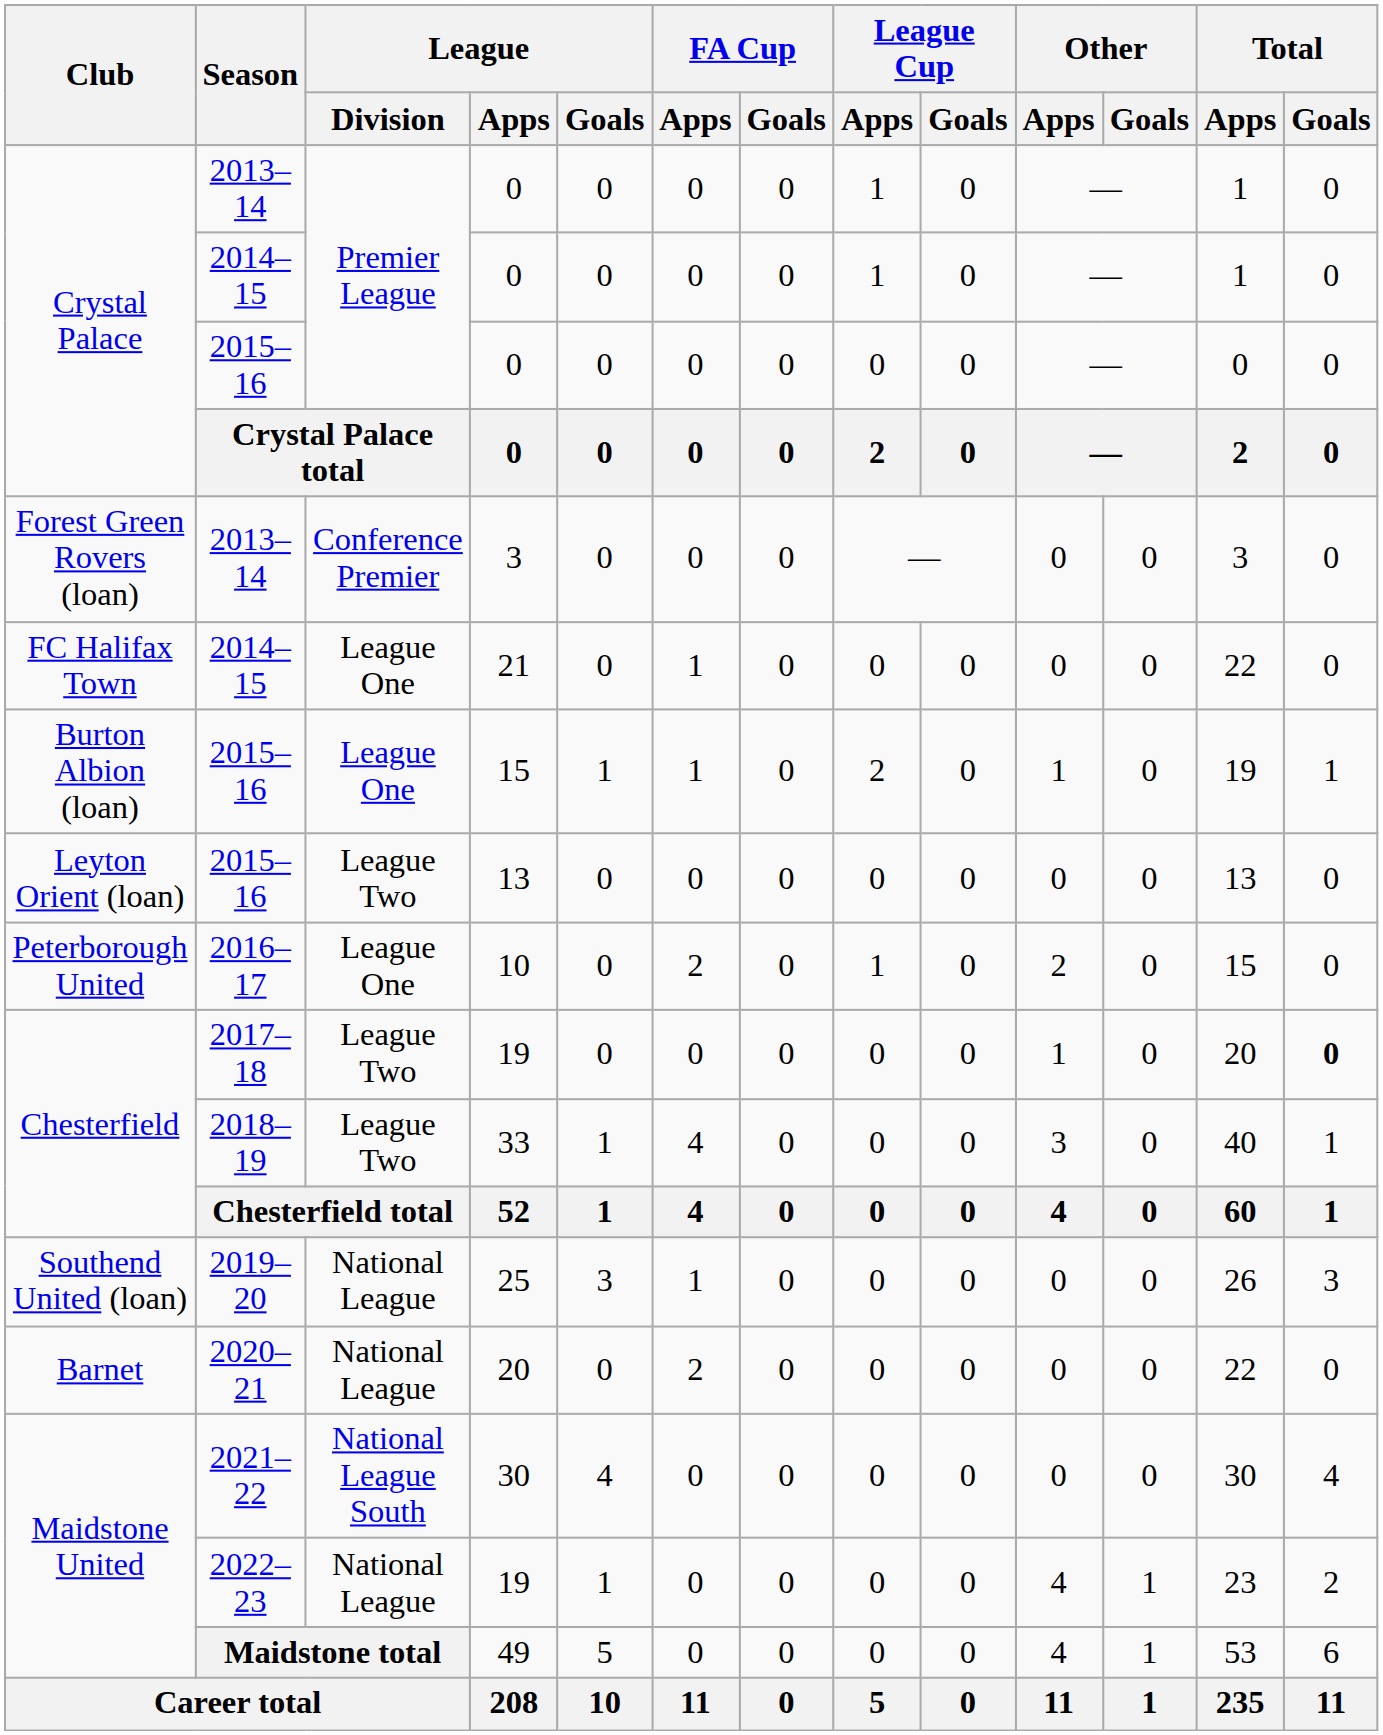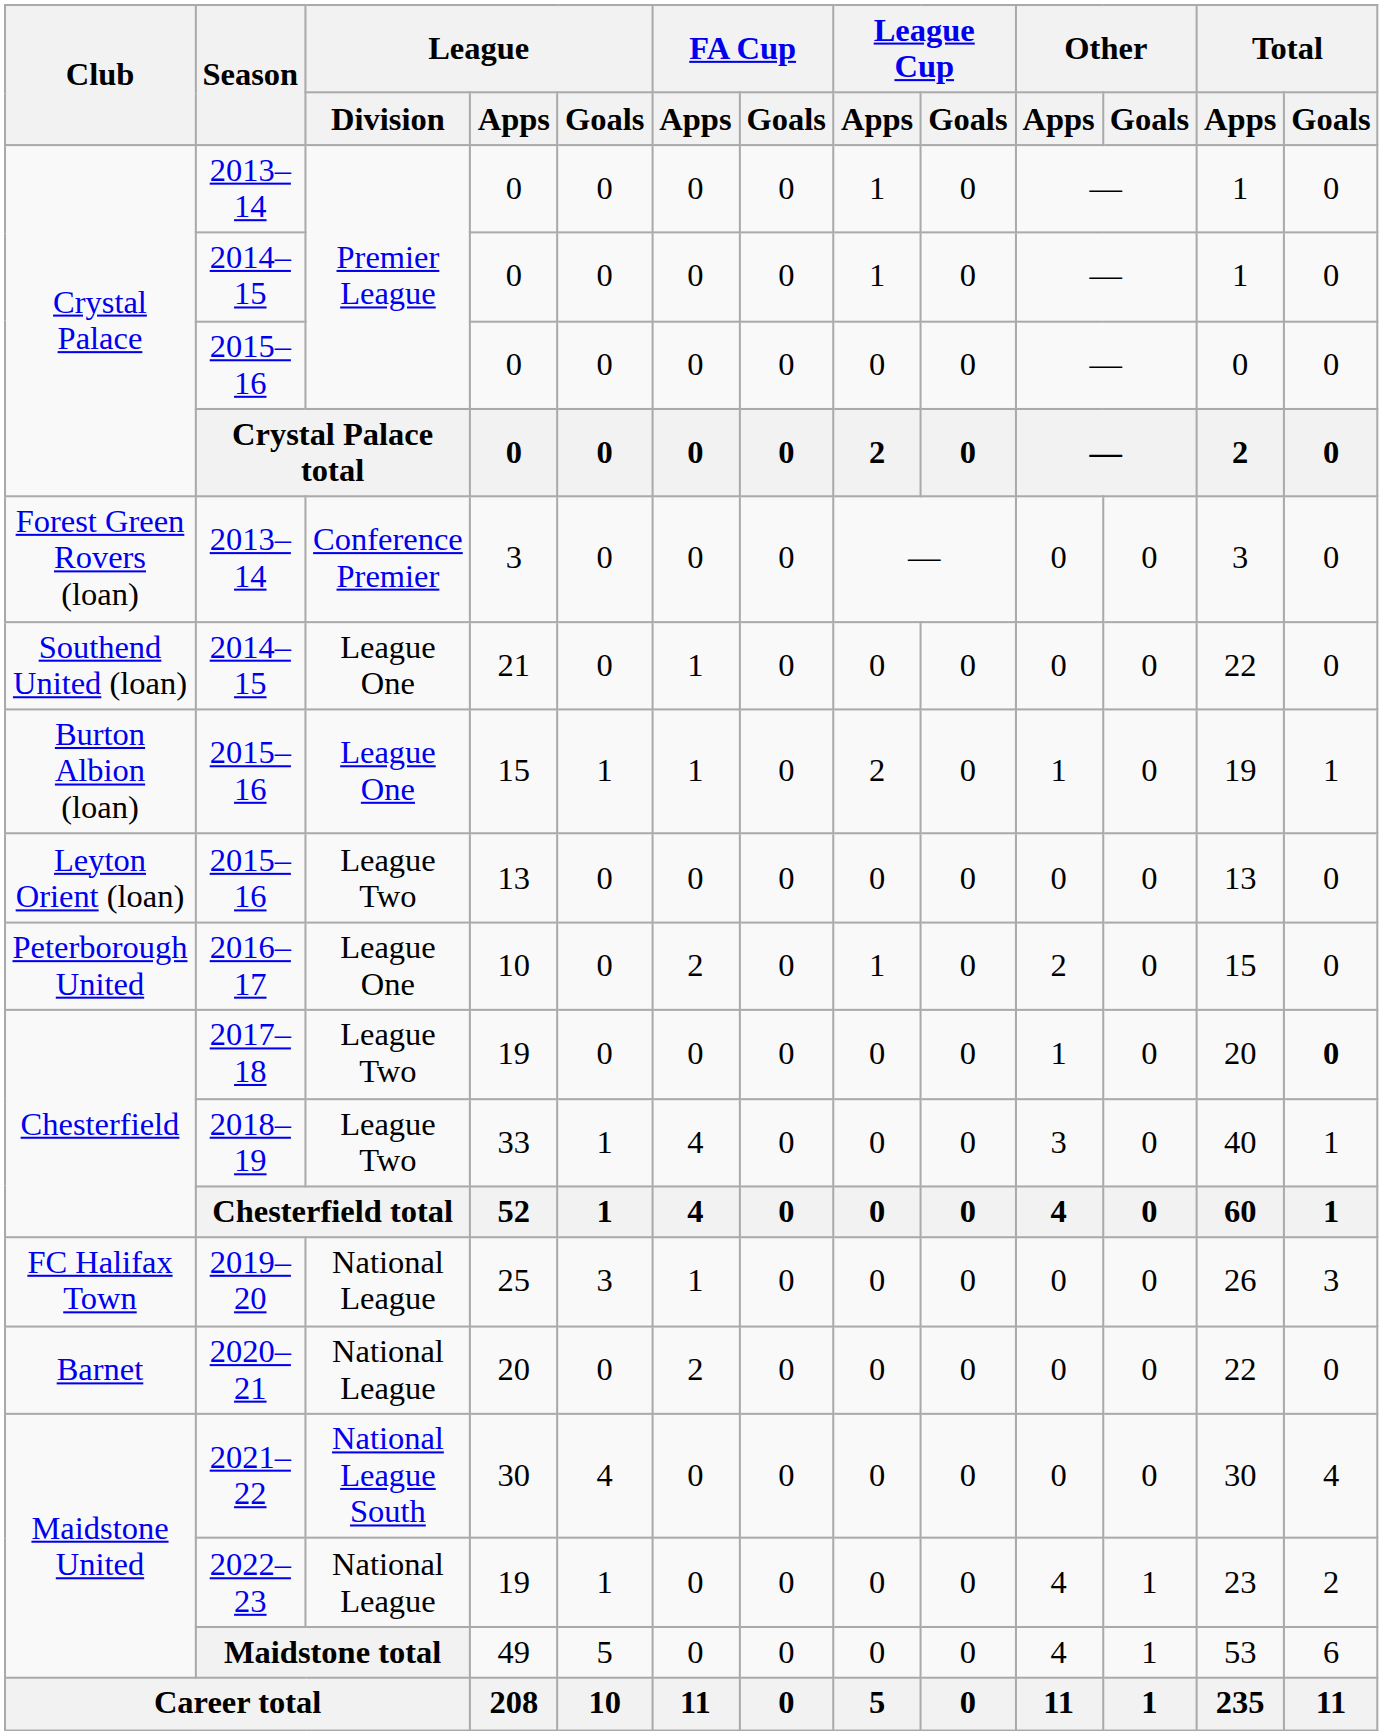(100, 664) FC Halifax Town -> (100, 664) Southend United (loan)
(100, 1281) Southend United (loan) -> (100, 1281) FC Halifax Town
